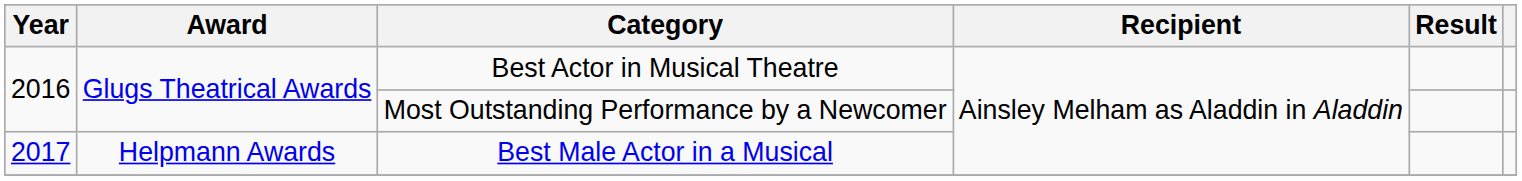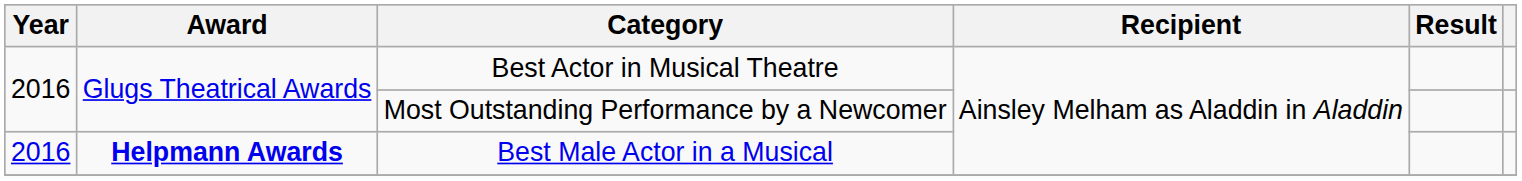(41, 152) 2017 -> (41, 152) 2016
(227, 152) normal -> (227, 152) bold
